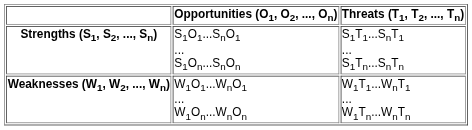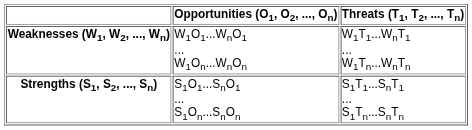rows swapped: (89, 36) <-> (89, 85)
